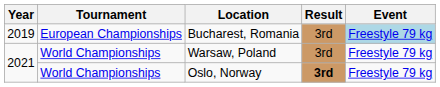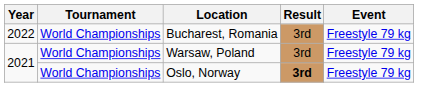(21, 34) 2019 -> (21, 34) 2022
(111, 34) European Championships -> (100, 34) World Championships
(390, 34) lightblue background -> (369, 34) no background
